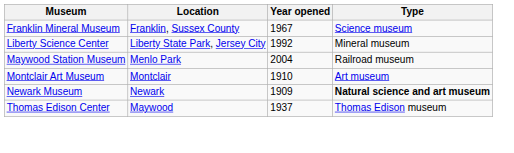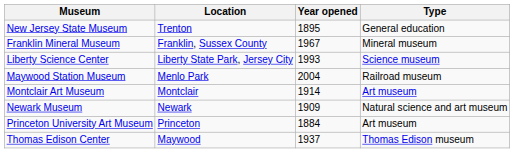+ row: (67, 28)
(374, 28) Science museum -> (400, 44) Mineral museum
(281, 44) 1992 -> (309, 60) 1993
(372, 44) Mineral museum -> (401, 60) Science museum
(281, 76) 1910 -> (309, 92) 1914
(412, 92) bold -> (435, 108) normal
+ row: (80, 124)
